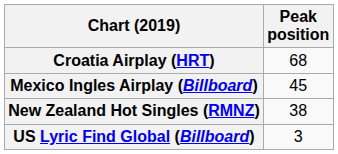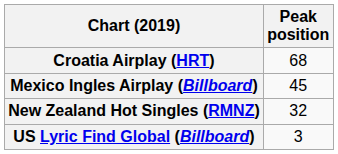(298, 111) 38 -> (298, 111) 32
